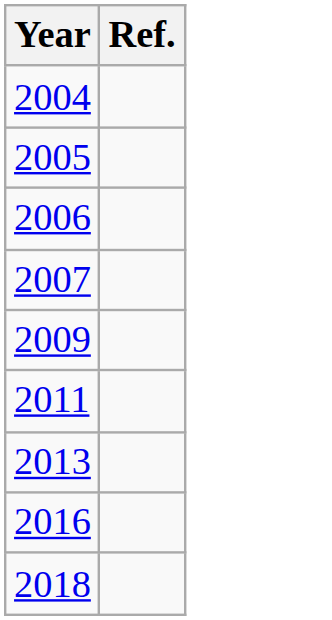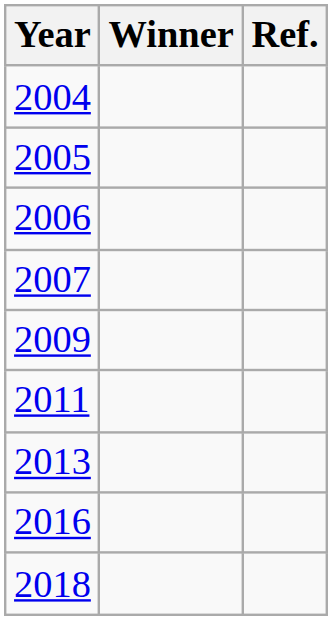+ column: (171, 34)
